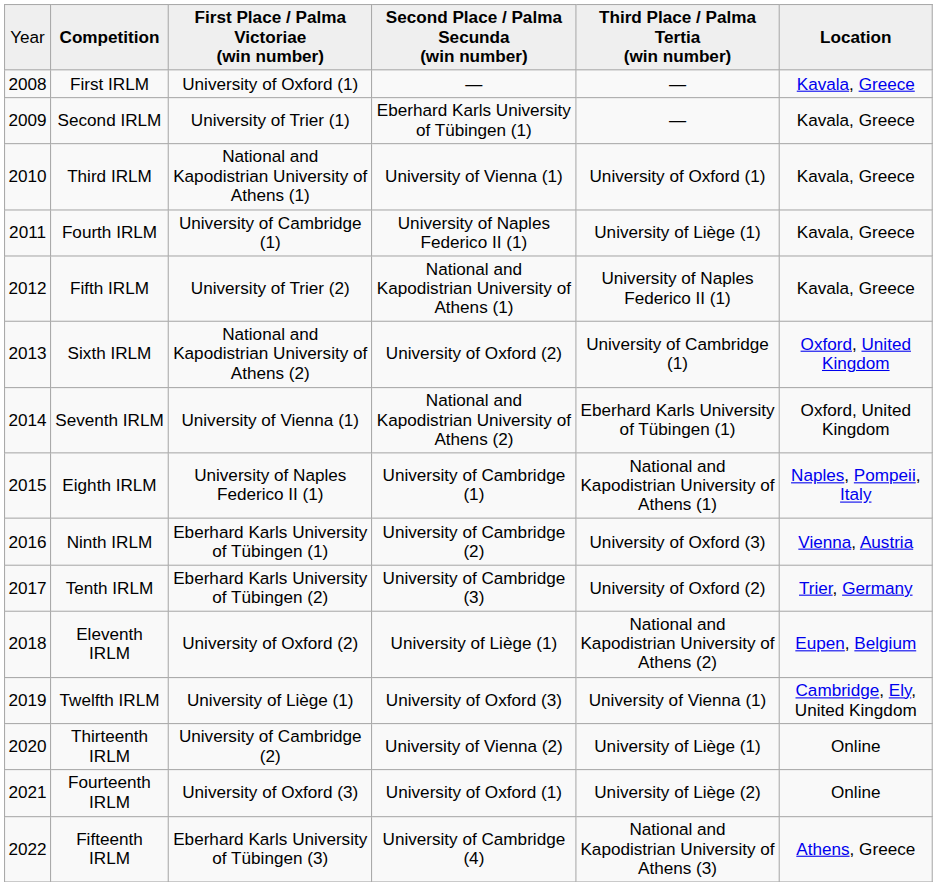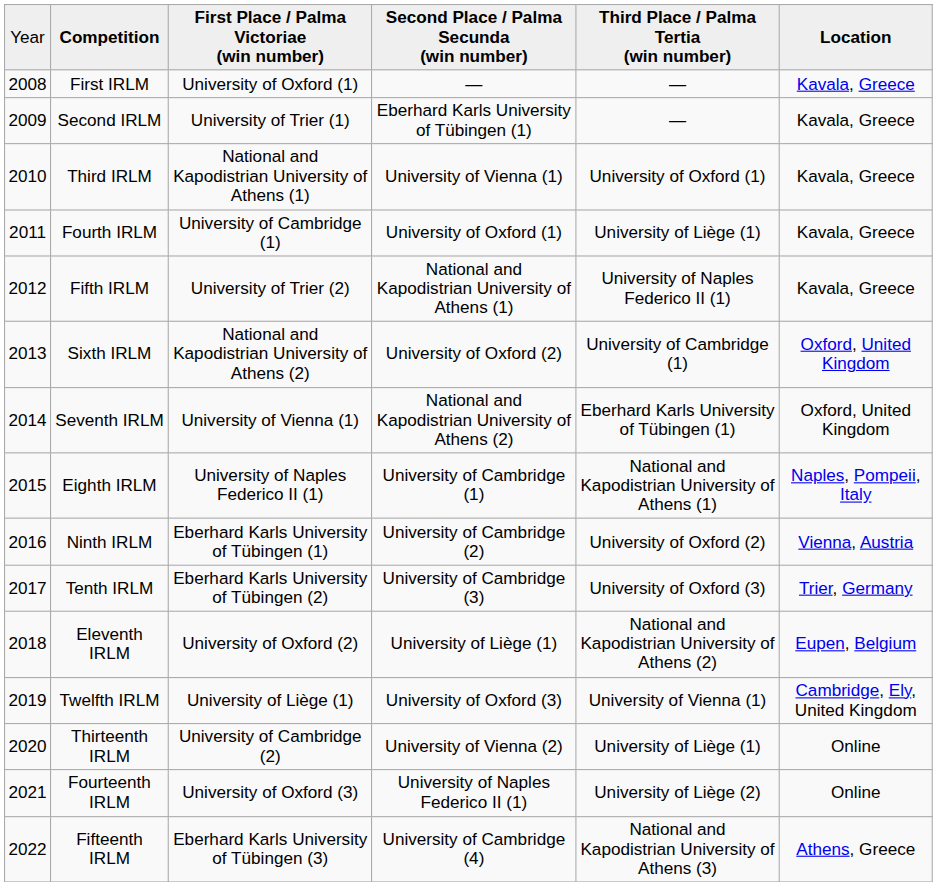(474, 232) University of Naples Federico II (1) -> (474, 232) University of Oxford (1)
(678, 541) University of Oxford (3) -> (678, 541) University of Oxford (2)
(678, 588) University of Oxford (2) -> (678, 588) University of Oxford (3)
(474, 793) University of Oxford (1) -> (474, 793) University of Naples Federico II (1)
